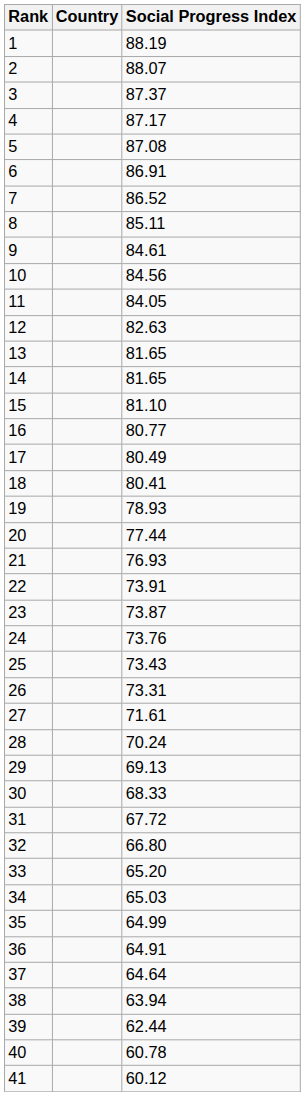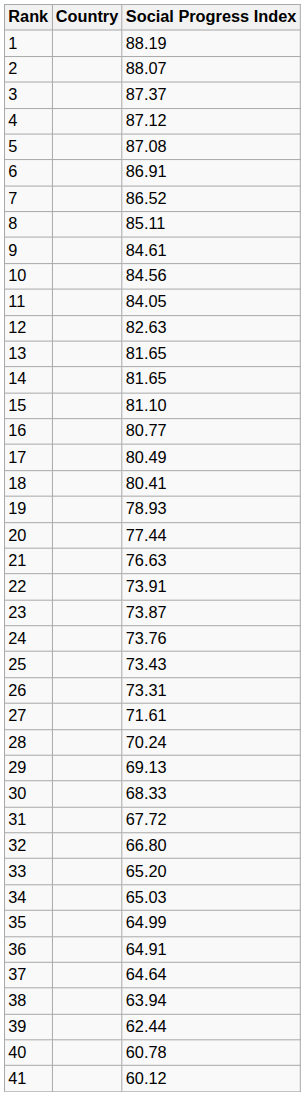(146, 120) 87.17 -> (146, 120) 87.12
(146, 560) 76.93 -> (146, 560) 76.63
